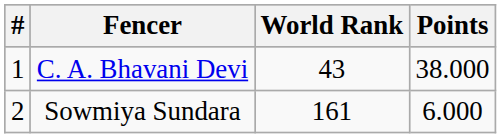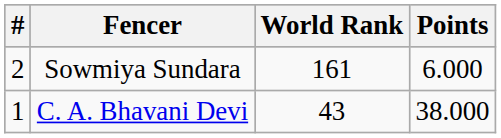rows swapped: (143, 68) <-> (142, 111)
